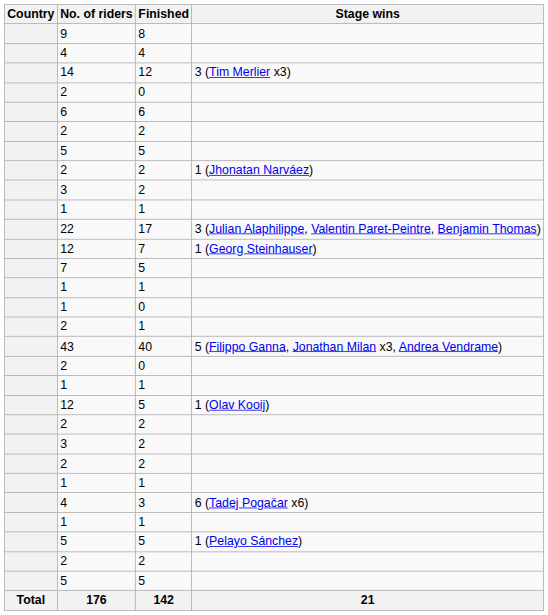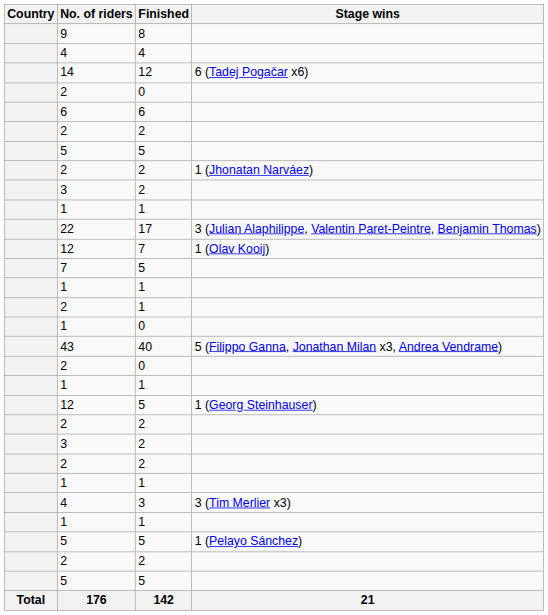(243, 72) 3 (Tim Merlier x3) -> (252, 72) 6 (Tadej Pogačar x6)
(256, 248) 1 (Georg Steinhauser) -> (232, 248) 1 (Olav Kooij)
rows swapped: (64, 326) <-> (64, 307)
(232, 405) 1 (Olav Kooij) -> (256, 405) 1 (Georg Steinhauser)
(252, 502) 6 (Tadej Pogačar x6) -> (243, 502) 3 (Tim Merlier x3)
